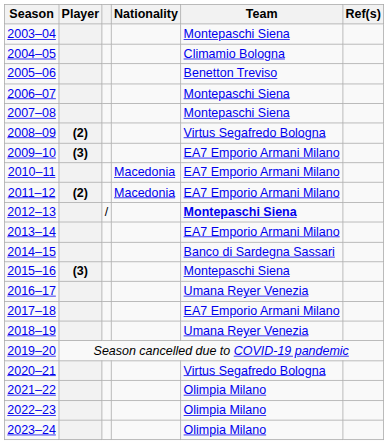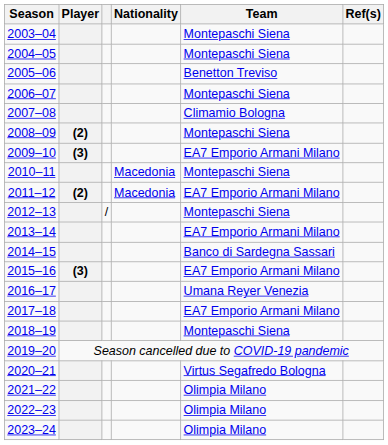(234, 53) Climamio Bologna -> (237, 53) Montepaschi Siena
(237, 113) Montepaschi Siena -> (234, 113) Climamio Bologna
(255, 133) Virtus Segafredo Bologna -> (237, 133) Montepaschi Siena
(262, 172) EA7 Emporio Armani Milano -> (237, 172) Montepaschi Siena
(240, 212) bold -> (237, 212) normal
(237, 271) Montepaschi Siena -> (262, 271) EA7 Emporio Armani Milano
(246, 331) Umana Reyer Venezia -> (237, 331) Montepaschi Siena
